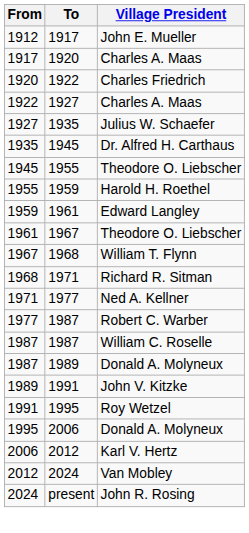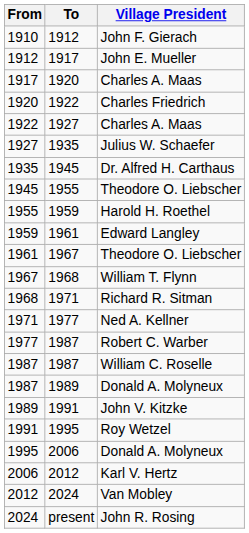+ row: (23, 37)
